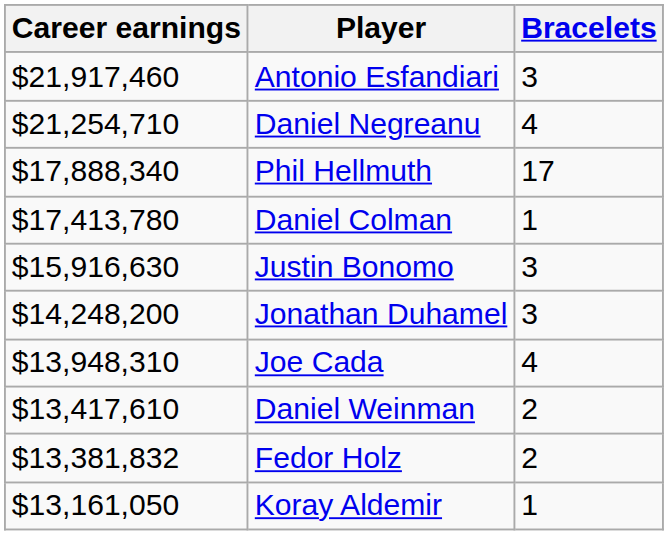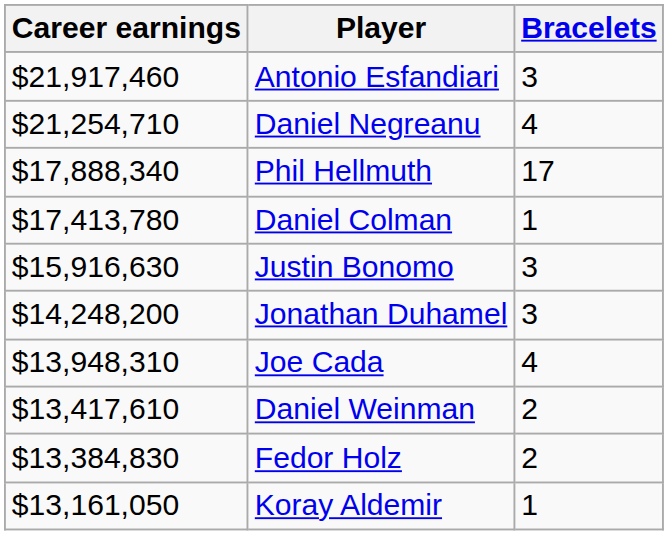(96, 457) $13,381,832 -> (96, 457) $13,384,830
